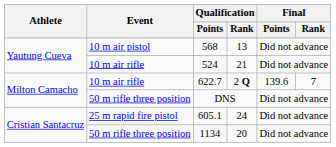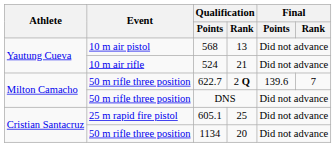(117, 81) 10 m air rifle -> (140, 81) 50 m rifle three position
(242, 116) 24 -> (242, 116) 25
